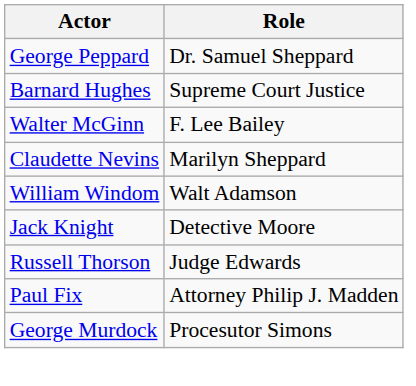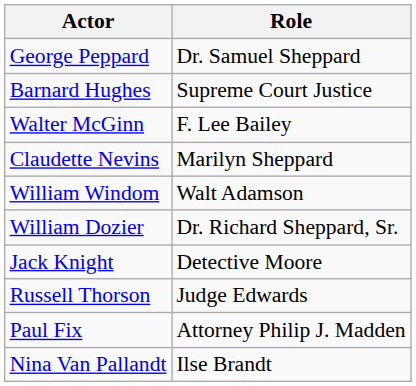+ row: (77, 227)
- row: (84, 329)
+ row: (88, 364)
